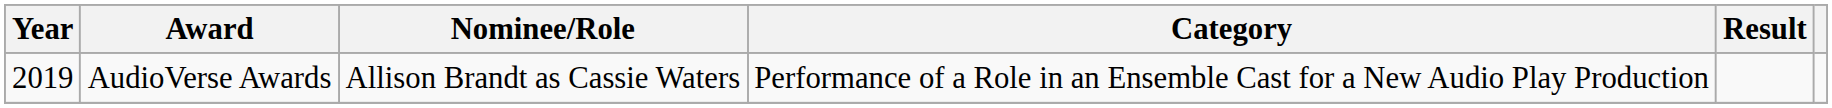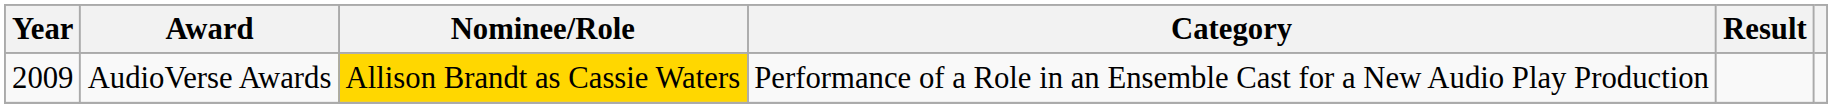(43, 77) 2019 -> (43, 77) 2009
(543, 77) no background -> (543, 77) gold background
